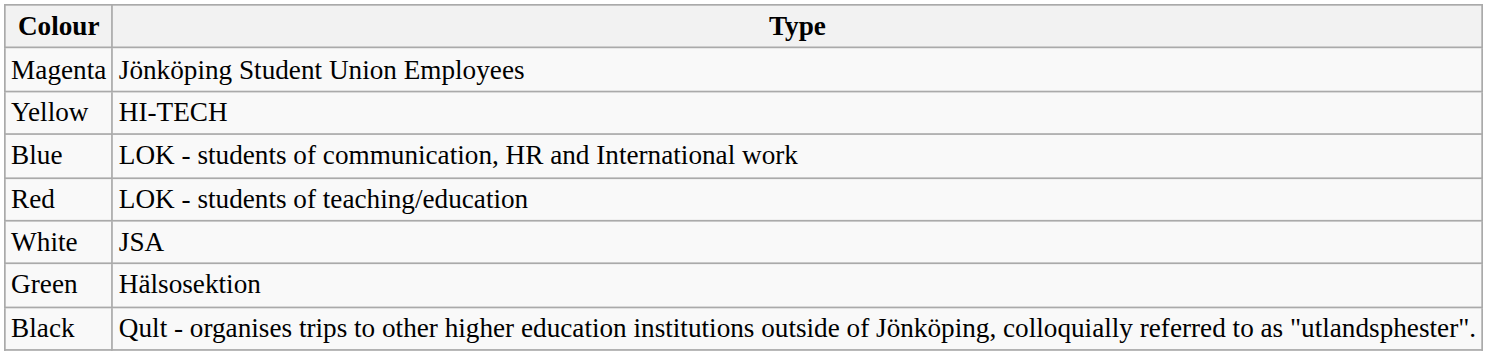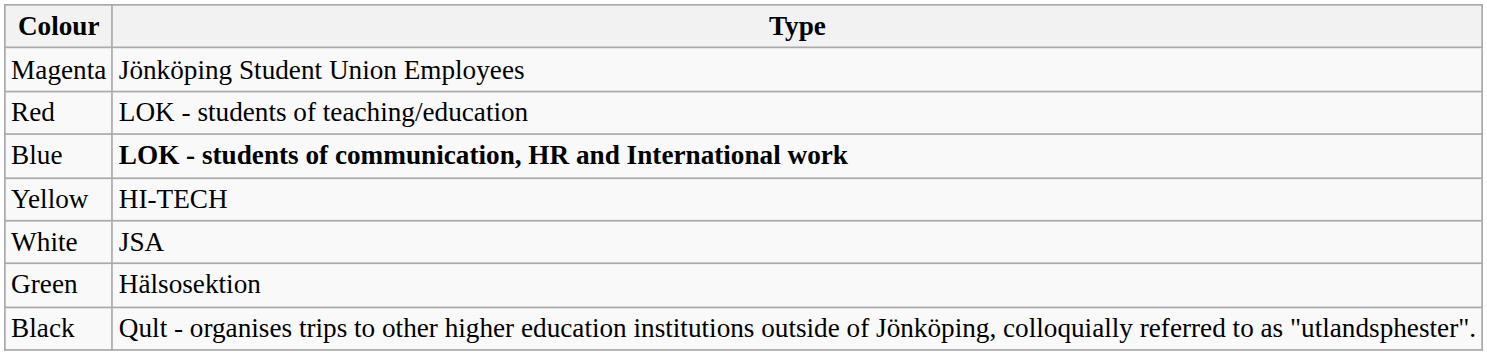rows swapped: (33, 198) <-> (50, 112)
(458, 155) normal -> (483, 155) bold
